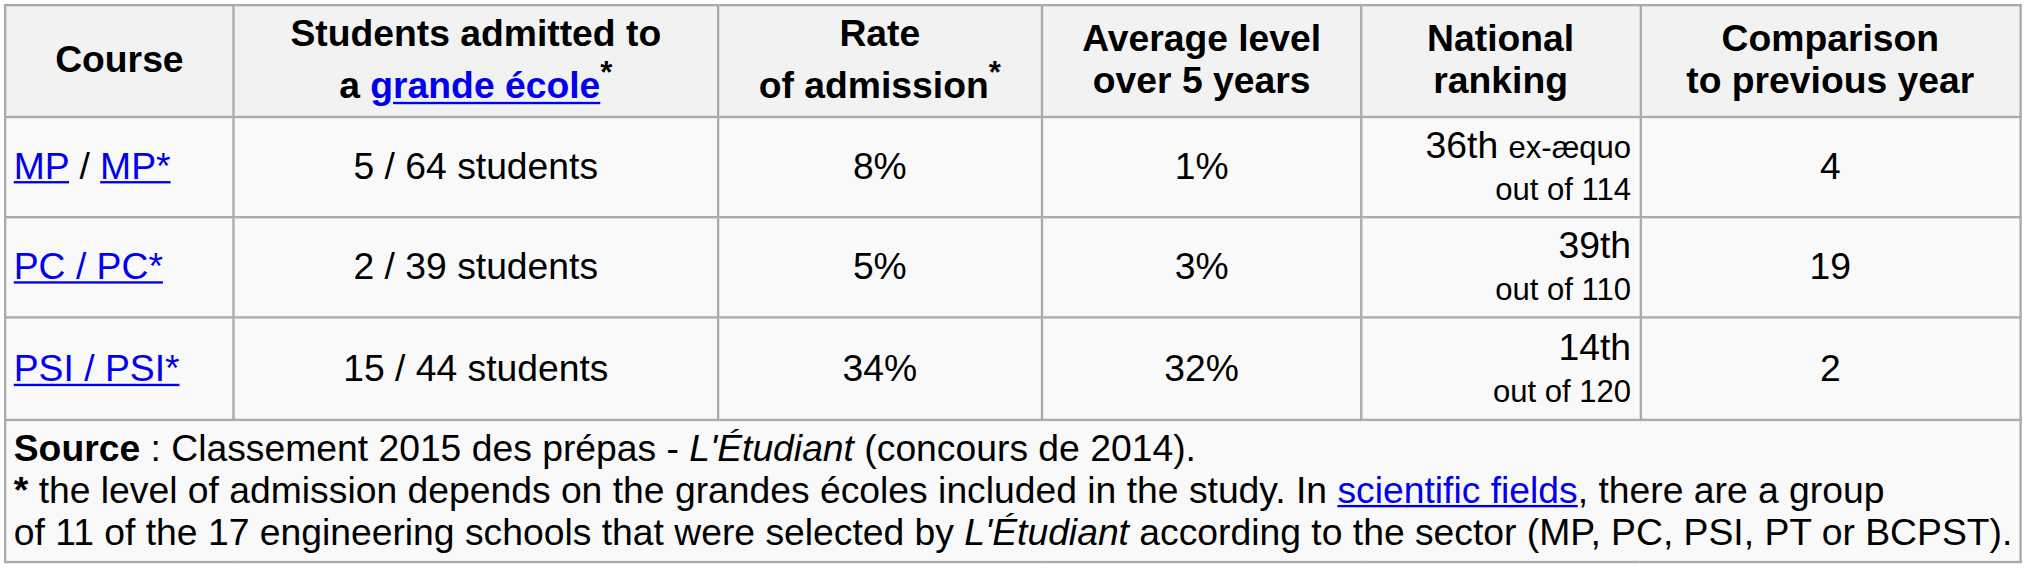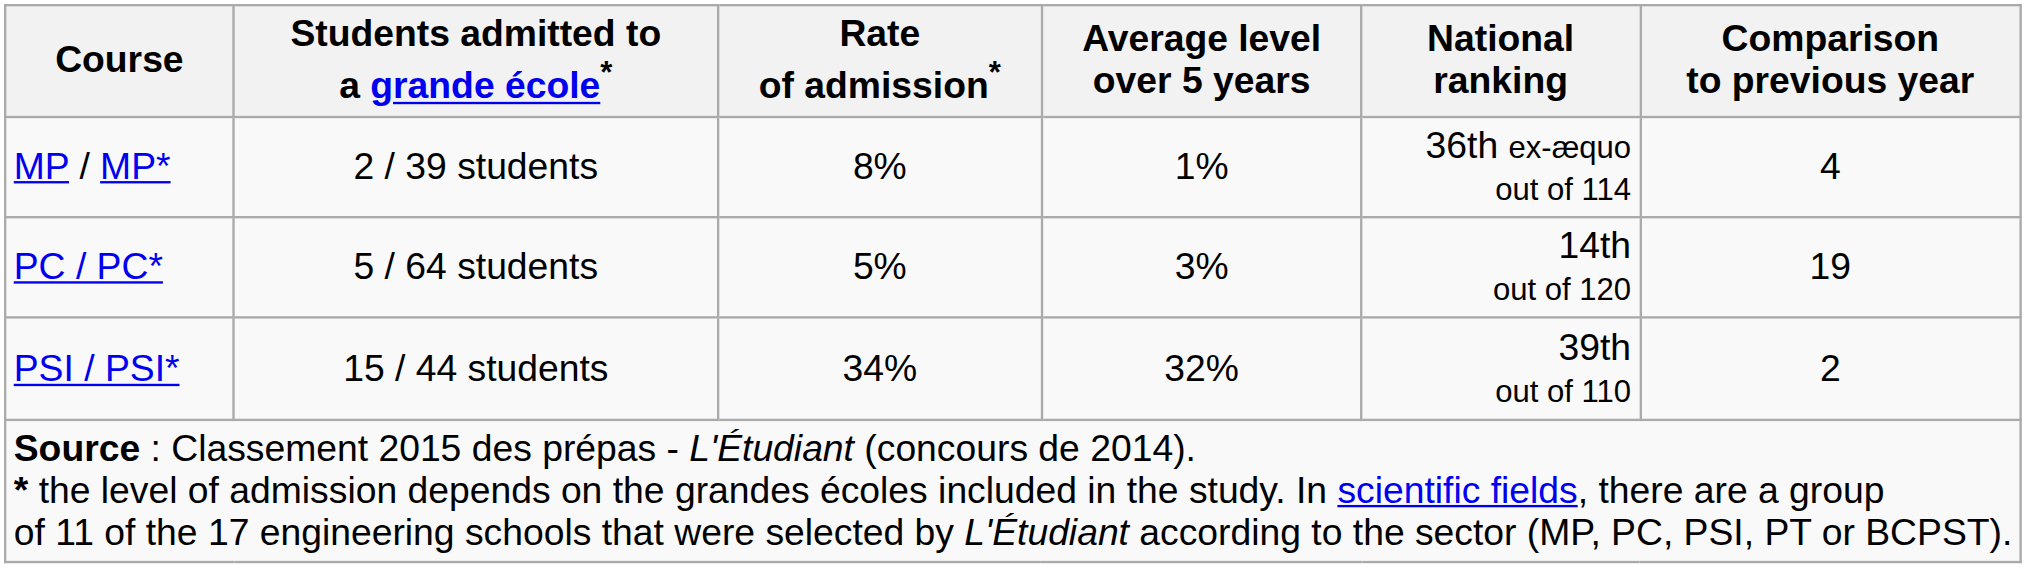(476, 166) 5 / 64 students -> (476, 166) 2 / 39 students
(476, 267) 2 / 39 students -> (476, 267) 5 / 64 students
(1563, 267) 39th out of 110 -> (1562, 267) 14th out of 120
(1562, 368) 14th out of 120 -> (1563, 368) 39th out of 110
